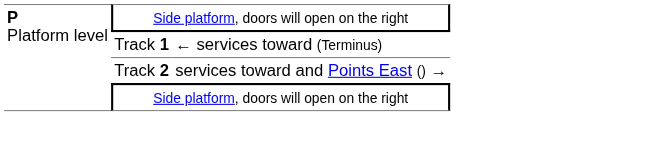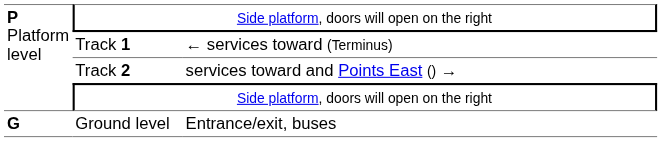+ row: (122, 123)
